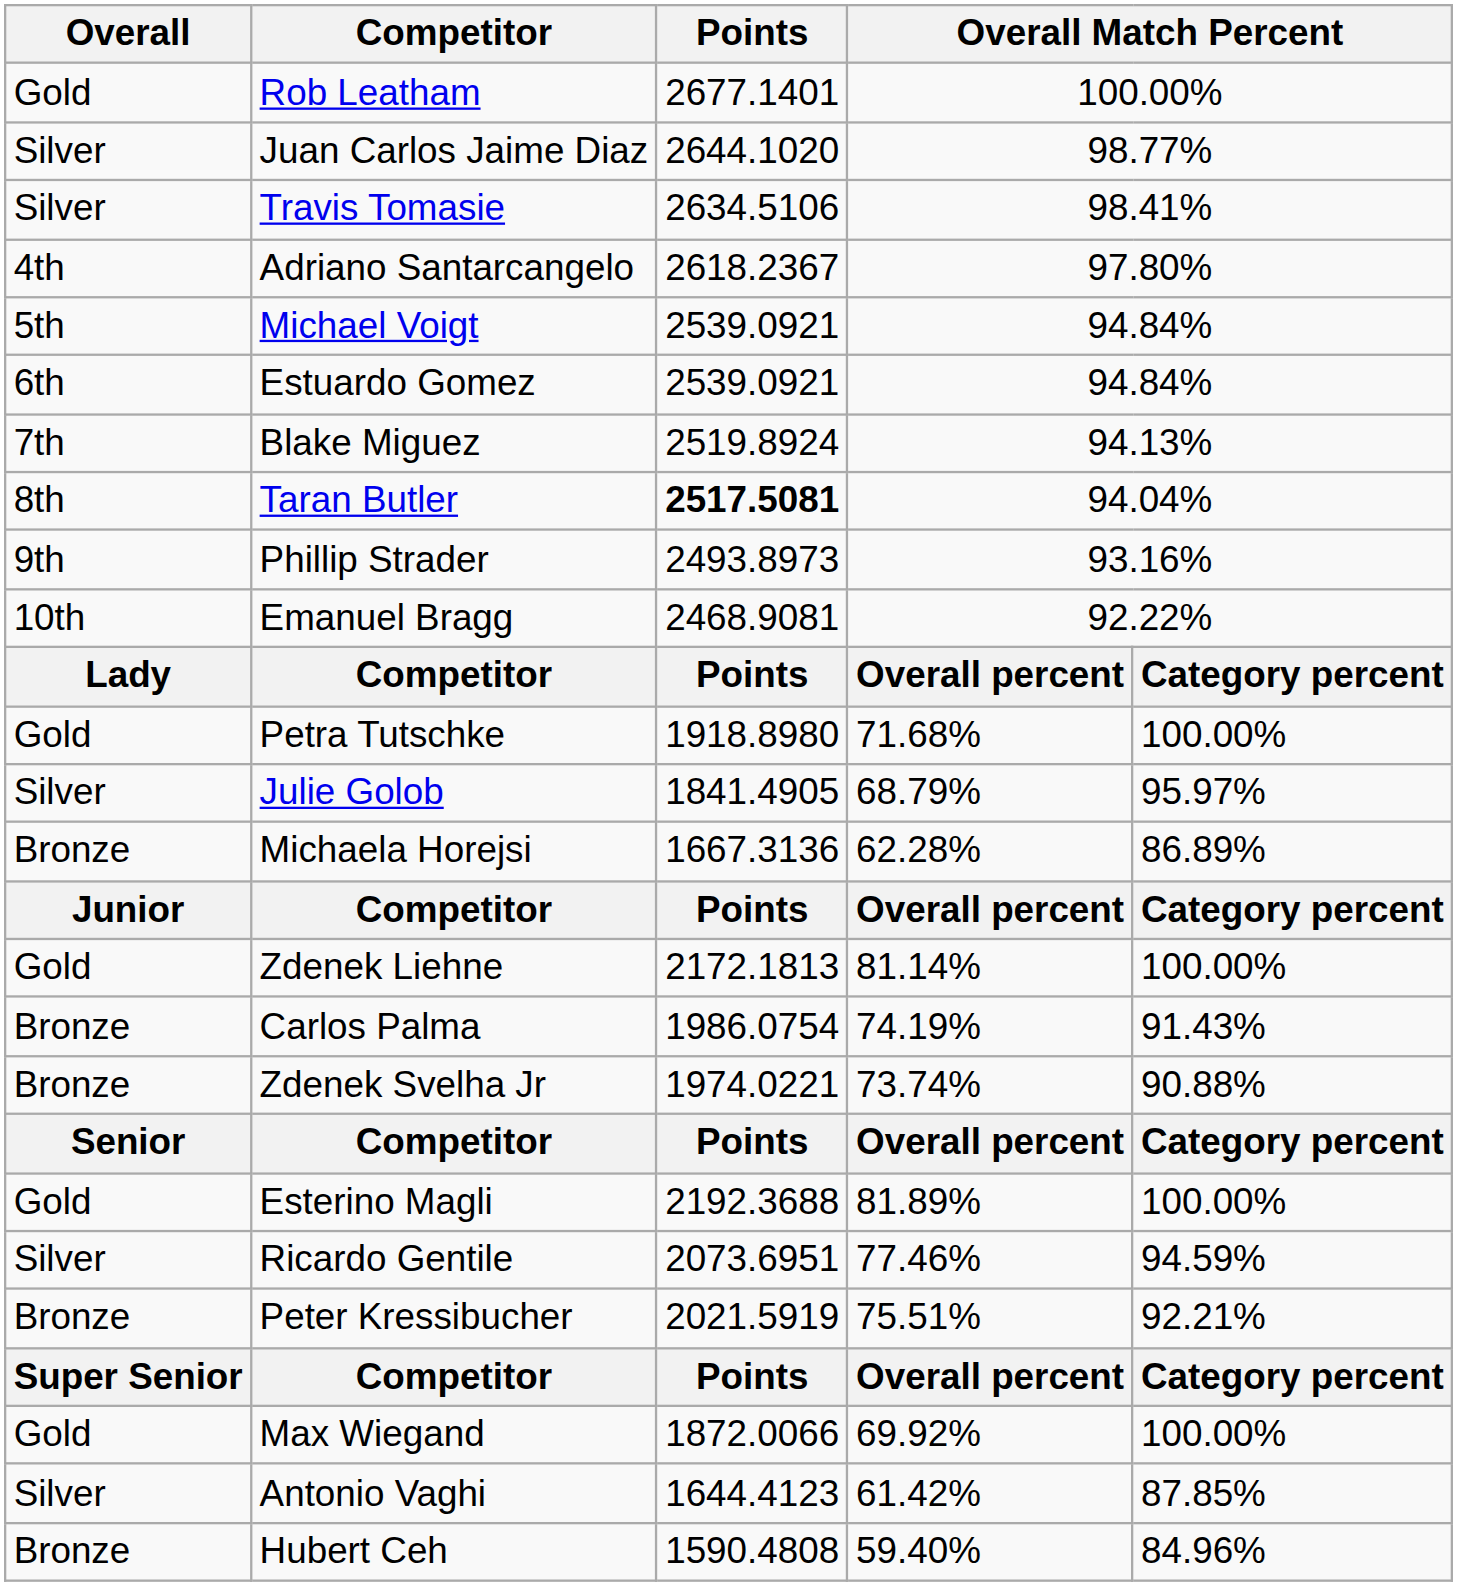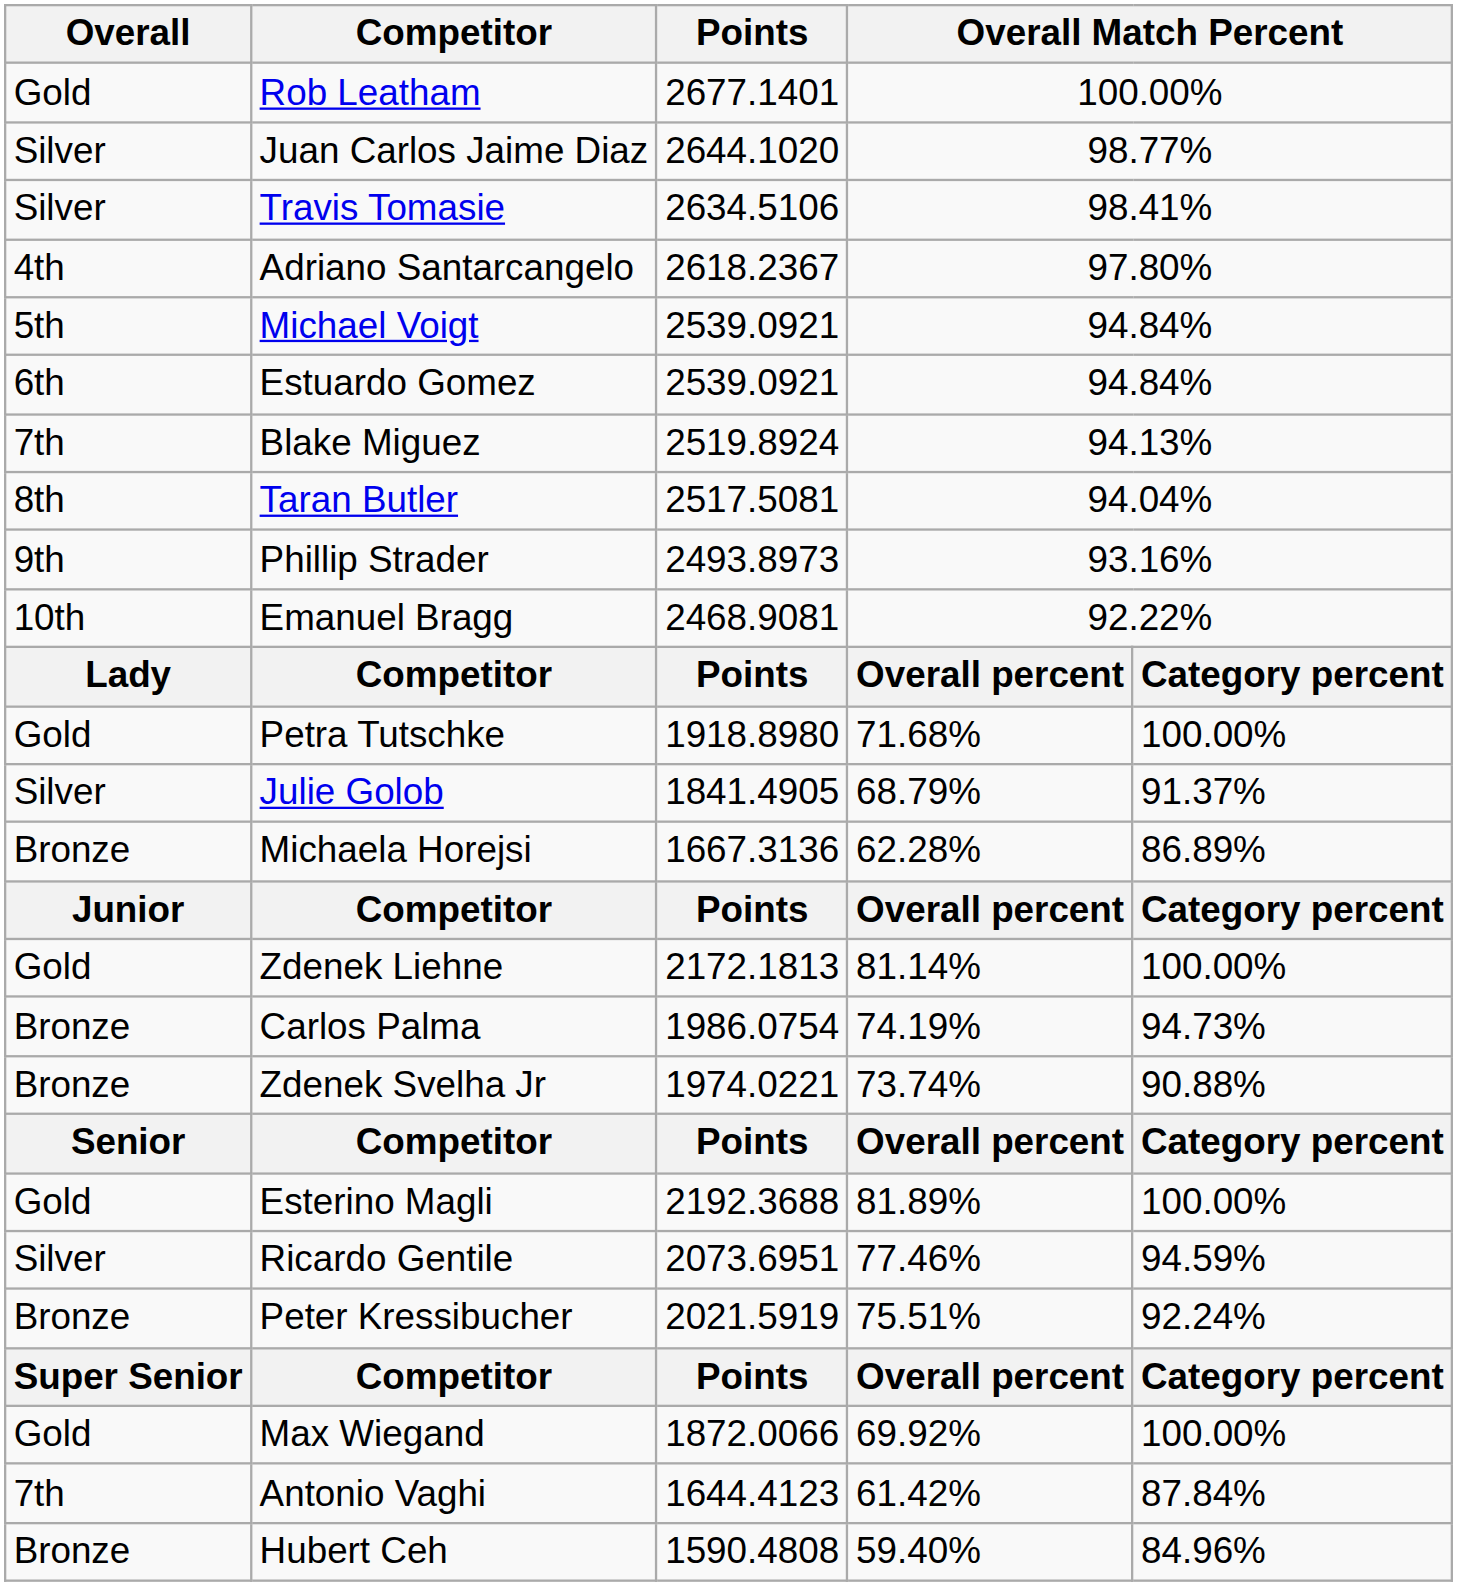(752, 500) bold -> (752, 500) normal
(1203, 792) 95.97% -> (1203, 792) 91.37%
(1203, 1025) 91.43% -> (1203, 1025) 94.73%
(1203, 1317) 92.21% -> (1203, 1317) 92.24%
(60, 1492) Silver -> (39, 1492) 7th
(1203, 1492) 87.85% -> (1203, 1492) 87.84%
